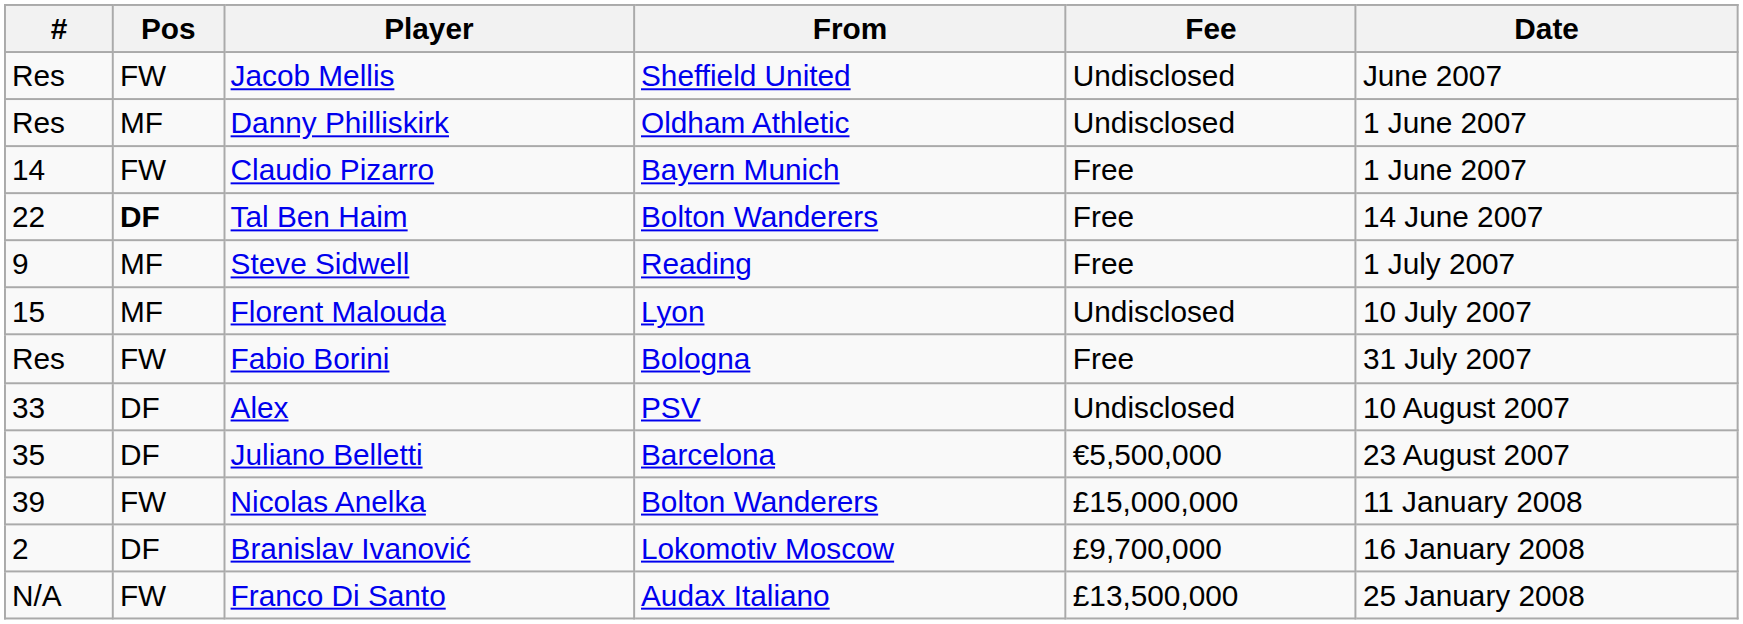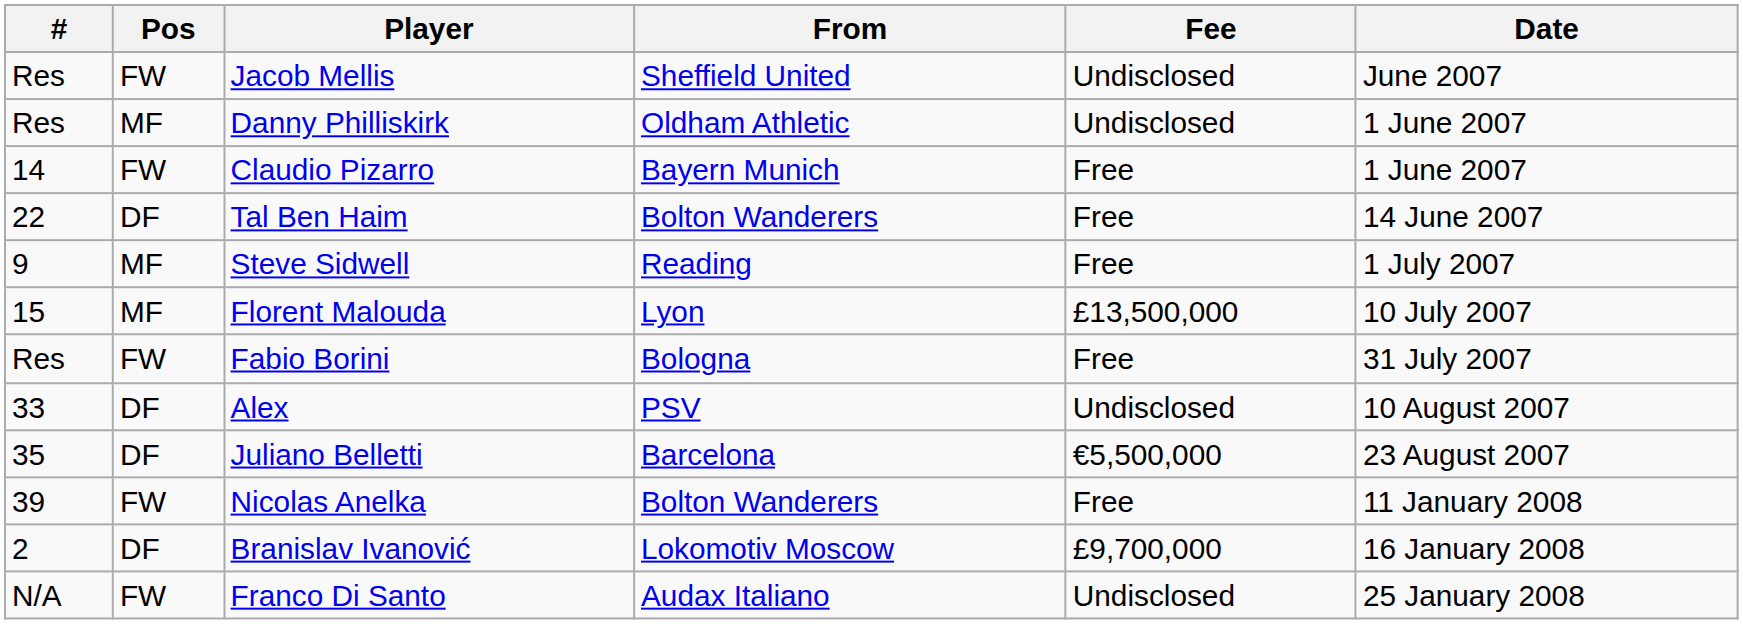(140, 217) bold -> (140, 217) normal
(1154, 312) Undisclosed -> (1156, 312) £13,500,000
(1156, 500) £15,000,000 -> (1103, 500) Free
(1156, 595) £13,500,000 -> (1154, 595) Undisclosed
